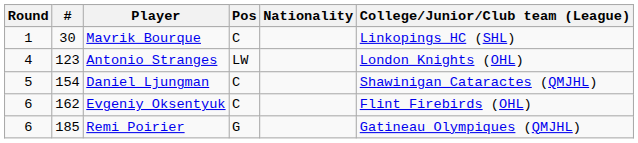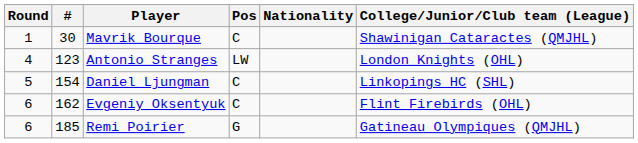(438, 38) Linkopings HC (SHL) -> (479, 38) Shawinigan Cataractes (QMJHL)
(479, 82) Shawinigan Cataractes (QMJHL) -> (438, 82) Linkopings HC (SHL)
